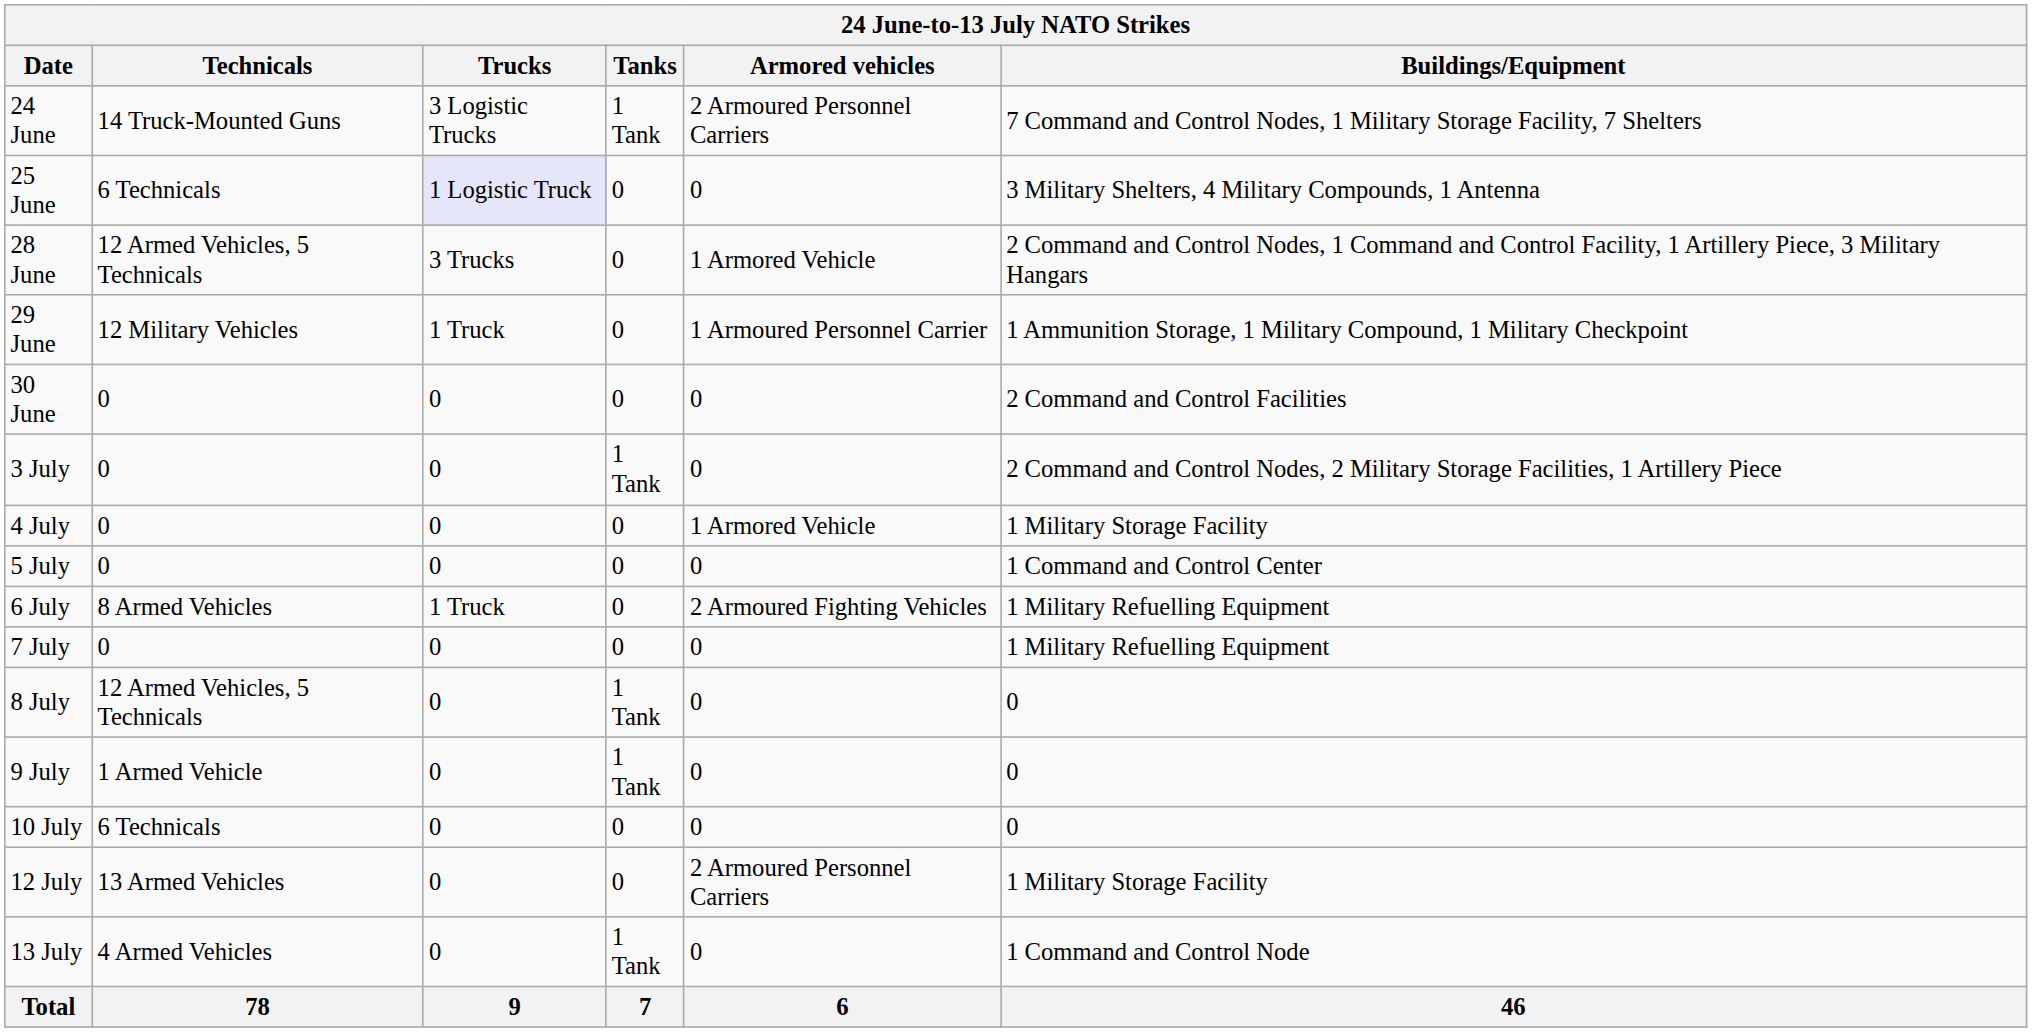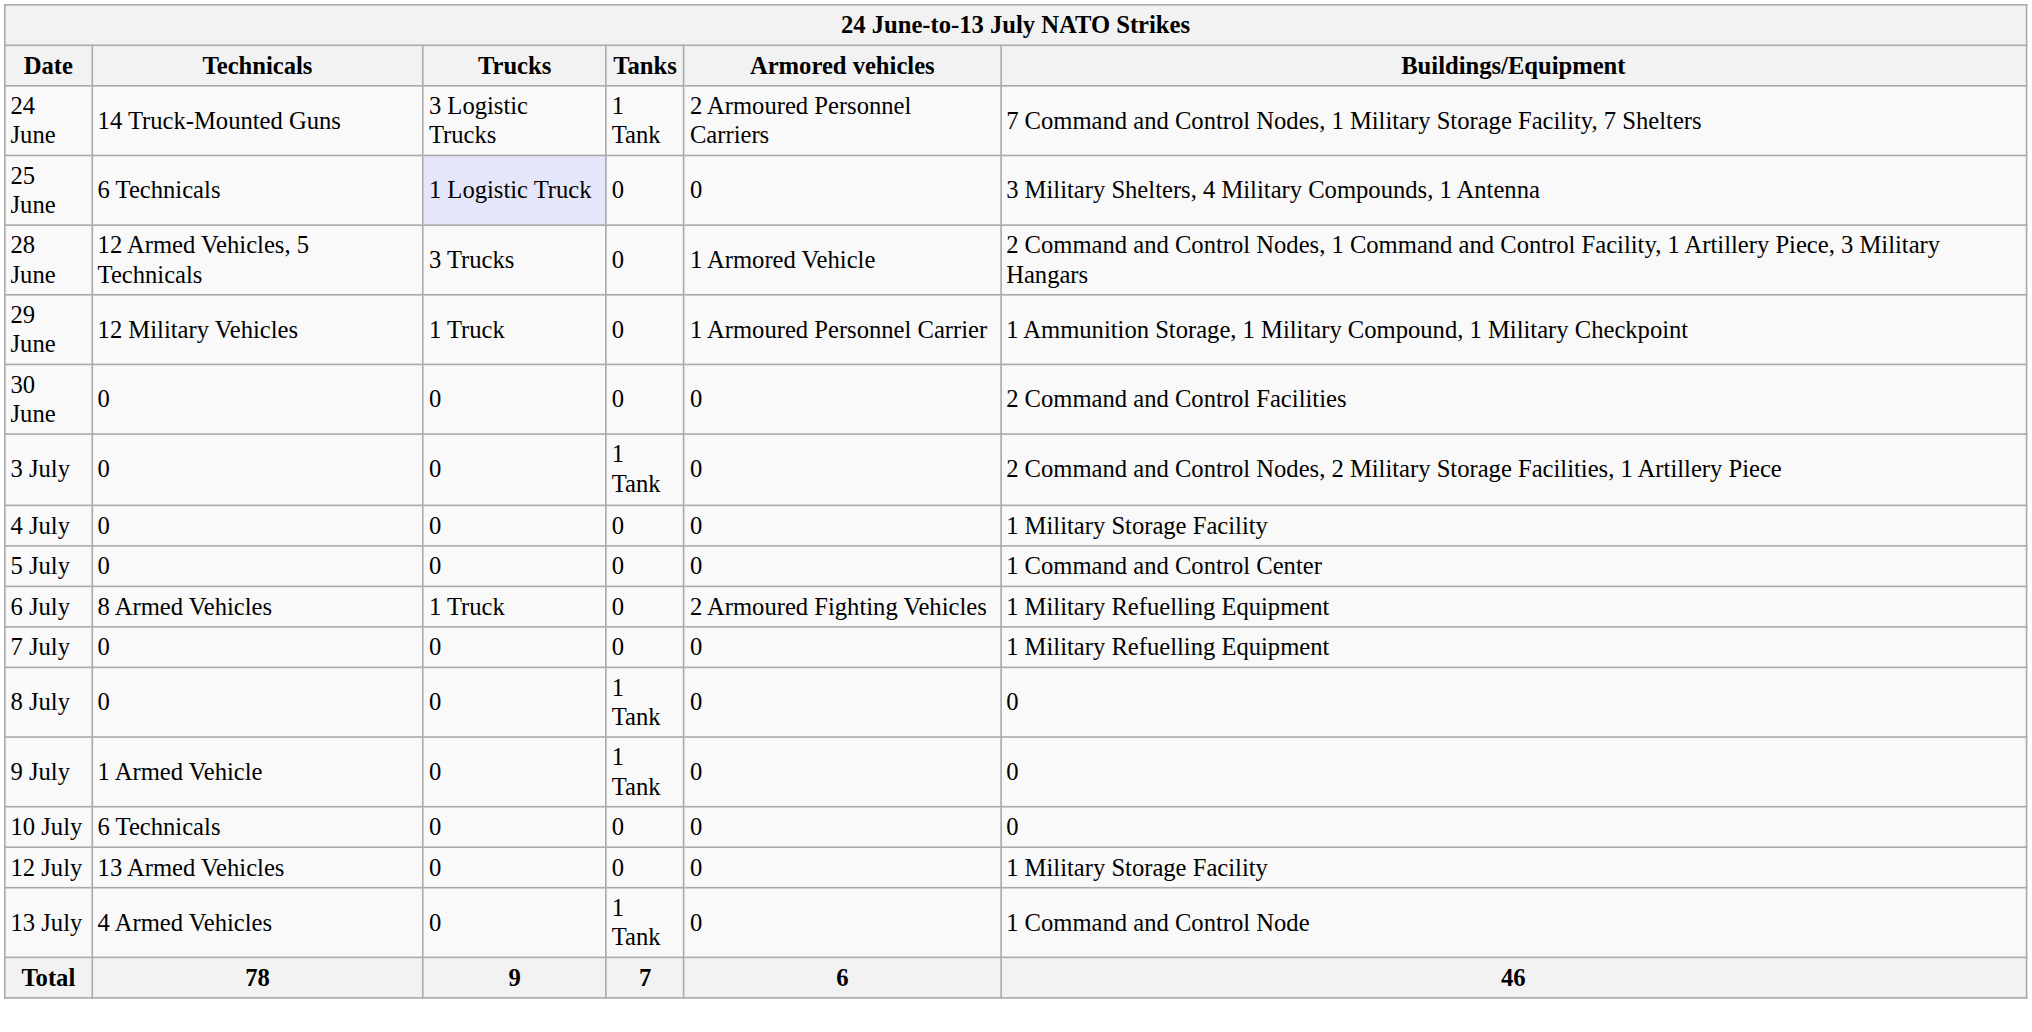(783, 524) 1 Armored Vehicle -> (696, 524) 0
(203, 701) 12 Armed Vehicles, 5 Technicals -> (104, 701) 0
(801, 881) 2 Armoured Personnel Carriers -> (696, 867) 0
